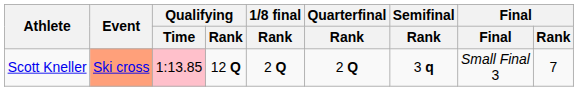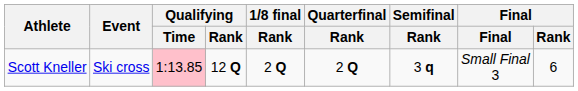(121, 67) lightsalmon background -> (121, 67) no background
(553, 67) 7 -> (553, 67) 6
